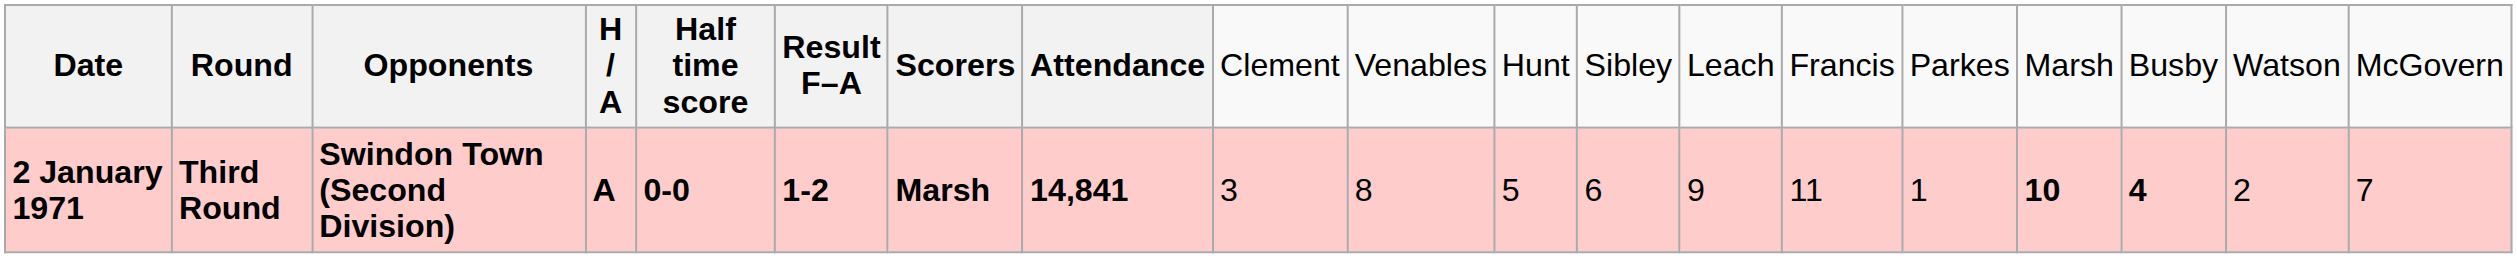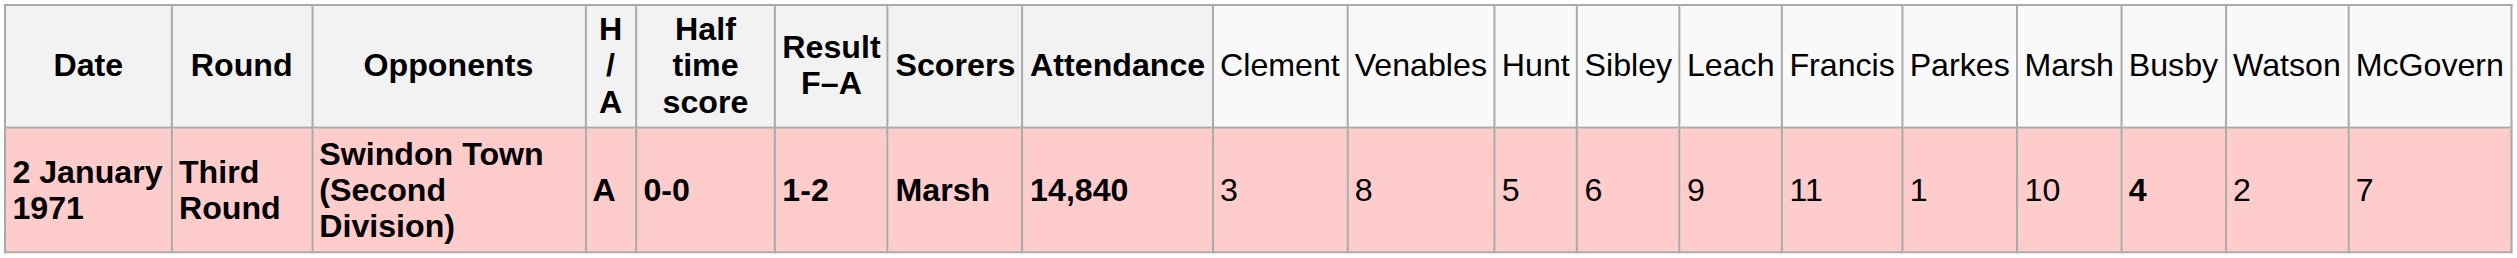(1079, 189) 14,841 -> (1079, 189) 14,840
(2042, 189) bold -> (2042, 189) normal
